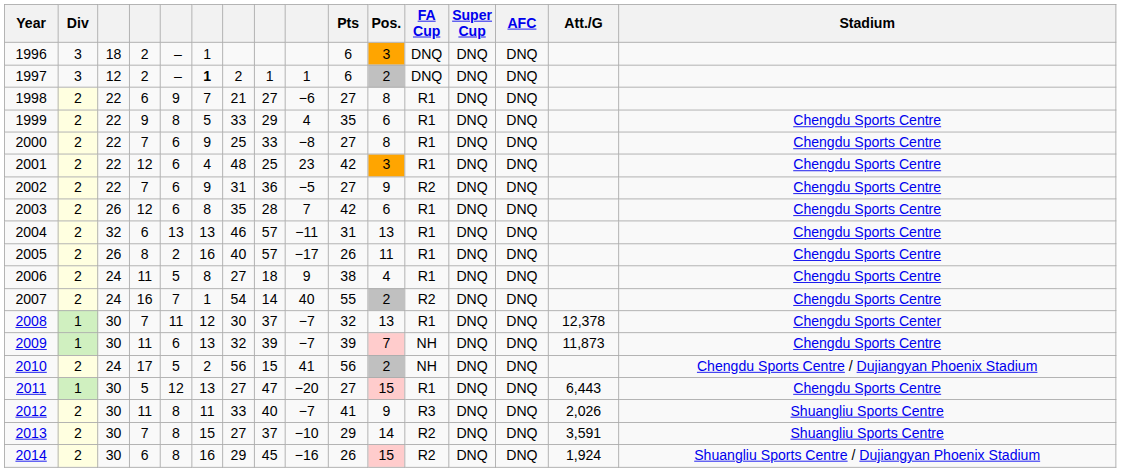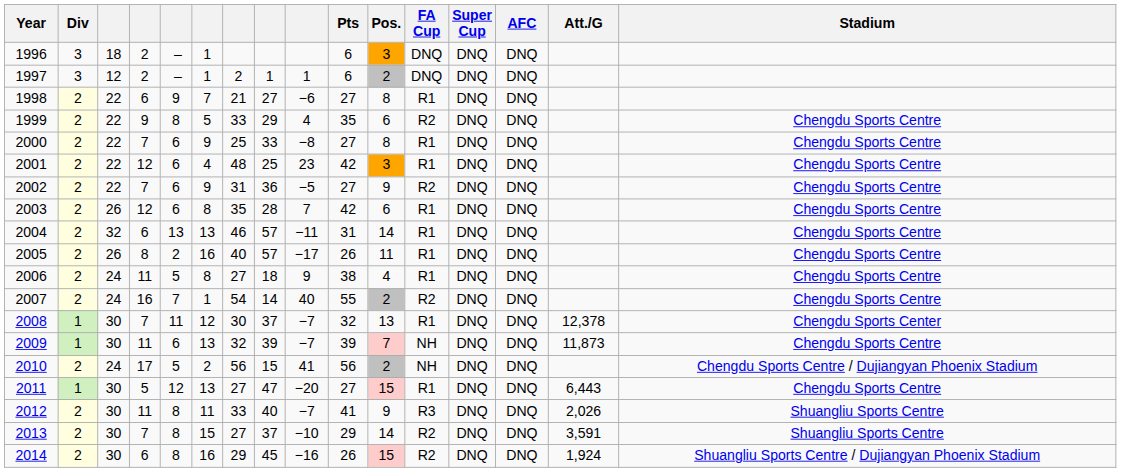(207, 76) bold -> (207, 76) normal
(427, 120) R1 -> (427, 120) R2
(386, 232) 13 -> (386, 232) 14
